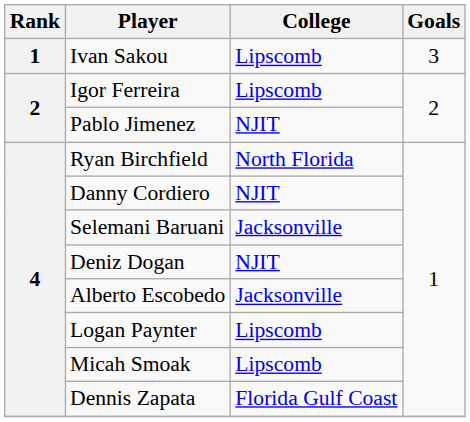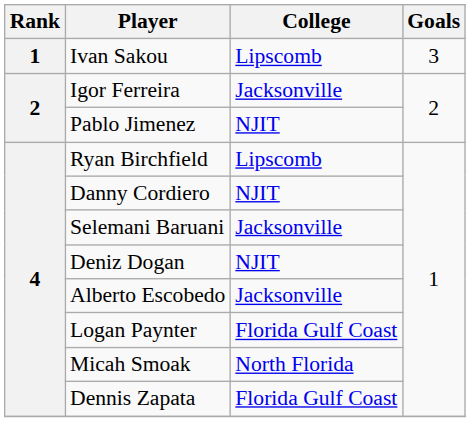(279, 90) Lipscomb -> (289, 90) Jacksonville
(294, 158) North Florida -> (279, 158) Lipscomb
(279, 329) Lipscomb -> (316, 329) Florida Gulf Coast
(279, 364) Lipscomb -> (294, 364) North Florida
